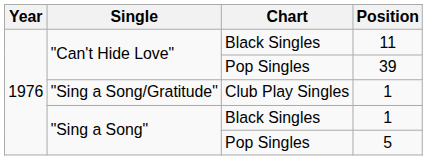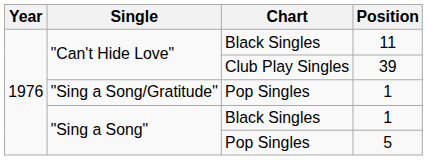(267, 67) Pop Singles -> (287, 67) Club Play Singles
(287, 92) Club Play Singles -> (267, 92) Pop Singles
